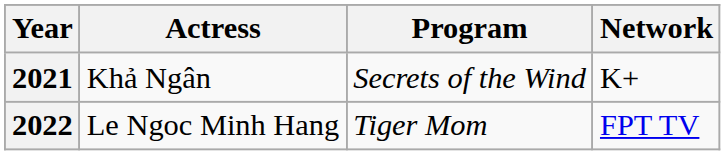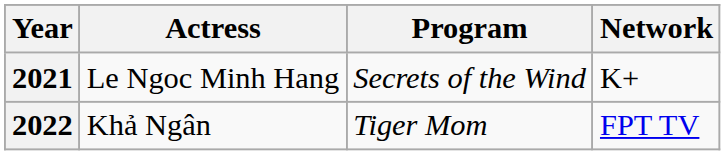(149, 76) Khả Ngân -> (213, 76) Le Ngoc Minh Hang
(213, 125) Le Ngoc Minh Hang -> (149, 125) Khả Ngân
